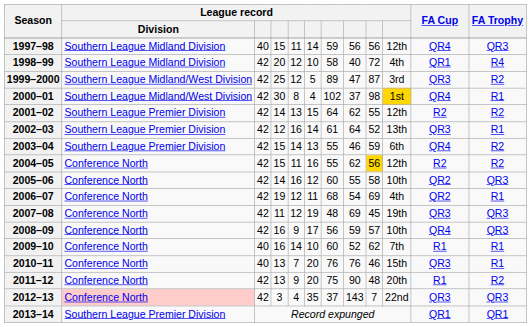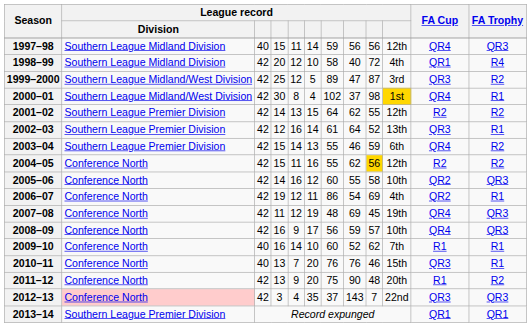(332, 197) 68 -> (332, 197) 86
(440, 213) QR3 -> (440, 213) QR4
